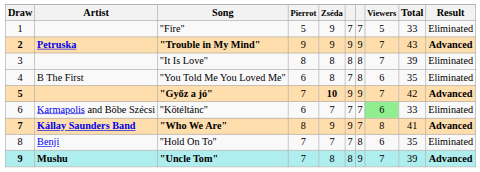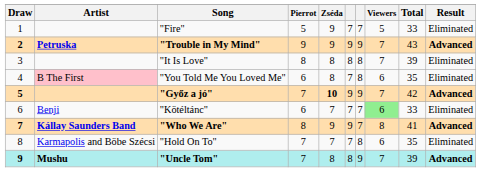(60, 77) no background -> (60, 77) pink background
(96, 110) Karmapolis and Böbe Szécsi -> (48, 110) Benji
(48, 142) Benji -> (96, 142) Karmapolis and Böbe Szécsi
